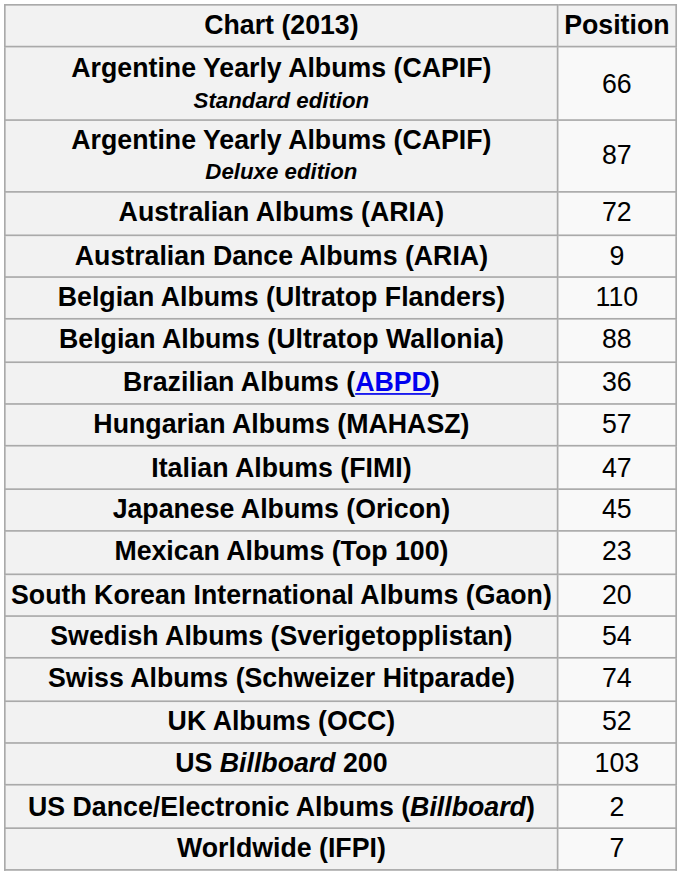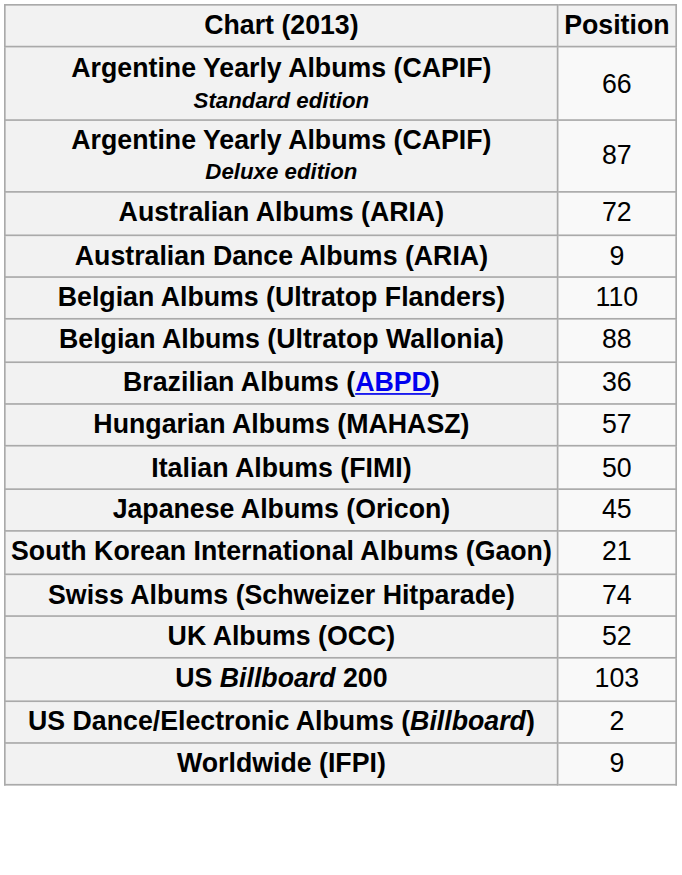(617, 467) 47 -> (617, 467) 50
- row: (281, 551)
(617, 594) 20 -> (617, 551) 21
- row: (281, 636)
(617, 848) 7 -> (617, 763) 9
